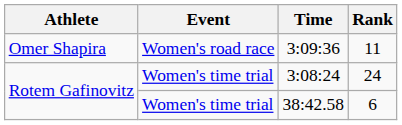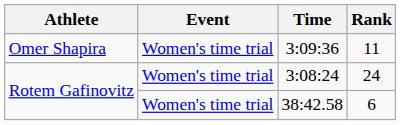(208, 47) Women's road race -> (208, 47) Women's time trial
